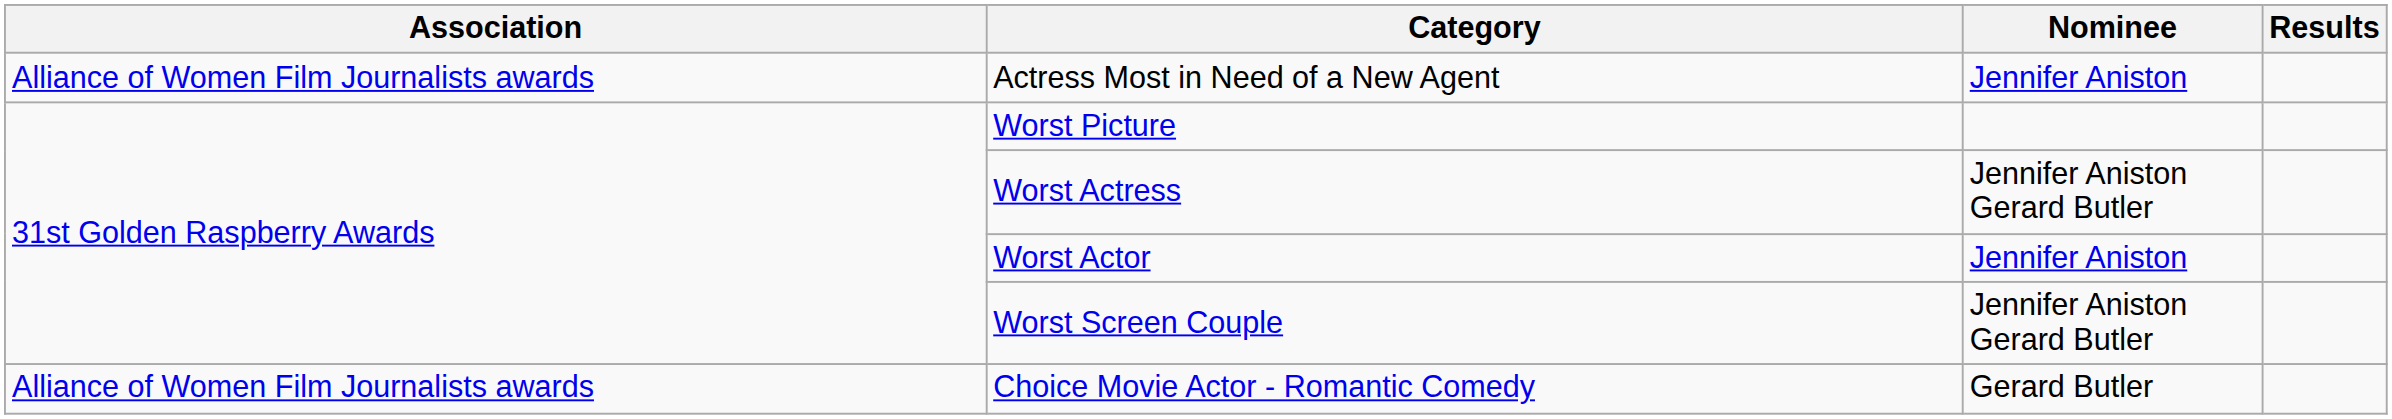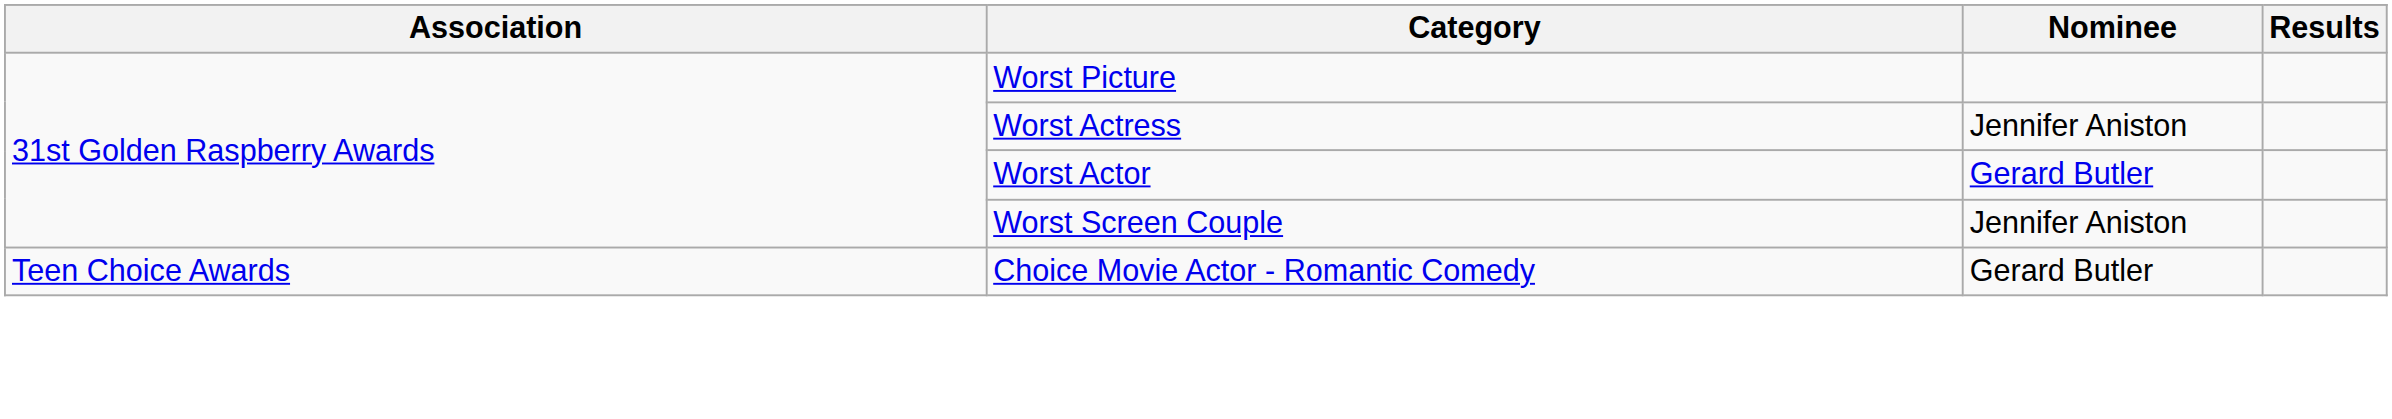- row: (1246, 77)
(2078, 191) Jennifer Aniston Gerard Butler -> (2078, 125) Jennifer Aniston
(2078, 256) Jennifer Aniston -> (2061, 174) Gerard Butler
(2078, 322) Jennifer Aniston Gerard Butler -> (2078, 222) Jennifer Aniston
(303, 388) Alliance of Women Film Journalists awards -> (151, 271) Teen Choice Awards
